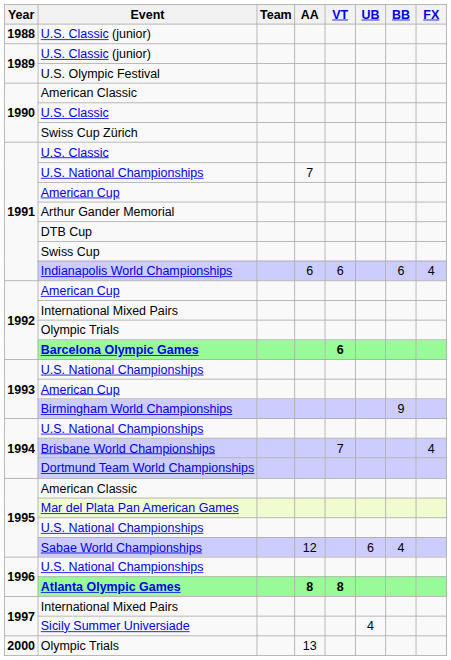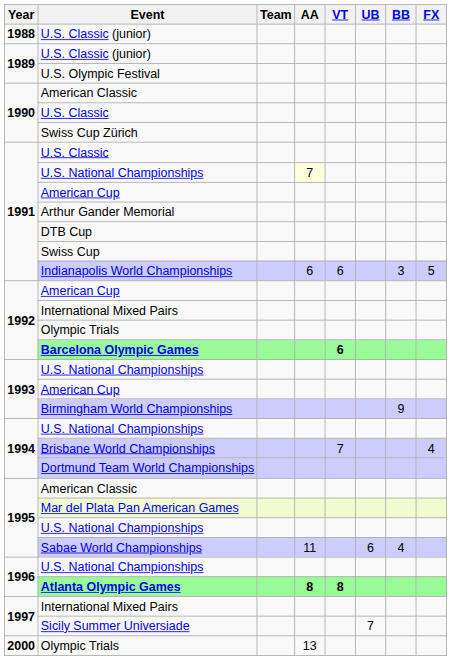(310, 172) no background -> (310, 172) lightyellow background
(401, 271) 6 -> (401, 271) 3
(431, 271) 4 -> (431, 271) 5
(310, 547) 12 -> (310, 547) 11
(371, 626) 4 -> (371, 626) 7
